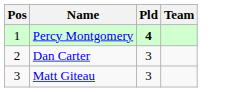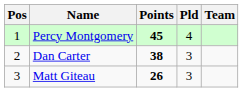+ column: (156, 14)
(149, 35) bold -> (189, 35) normal
